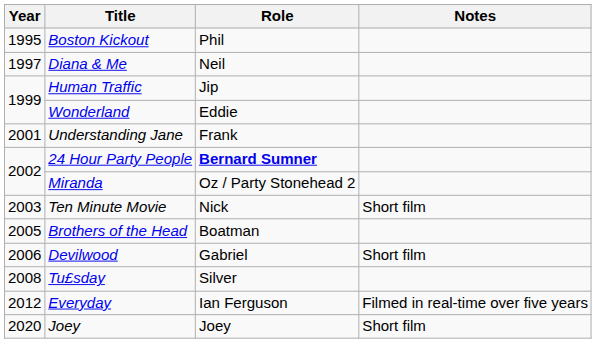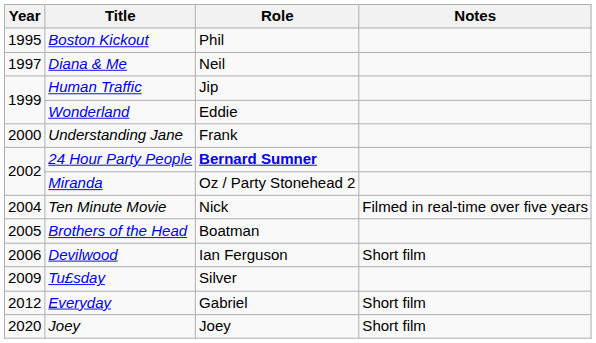(25, 135) 2001 -> (25, 135) 2000
(25, 207) 2003 -> (25, 207) 2004
(394, 207) Short film -> (475, 207) Filmed in real-time over five years
(223, 254) Gabriel -> (243, 254) Ian Ferguson
(25, 278) 2008 -> (25, 278) 2009
(243, 302) Ian Ferguson -> (223, 302) Gabriel
(475, 302) Filmed in real-time over five years -> (394, 302) Short film
